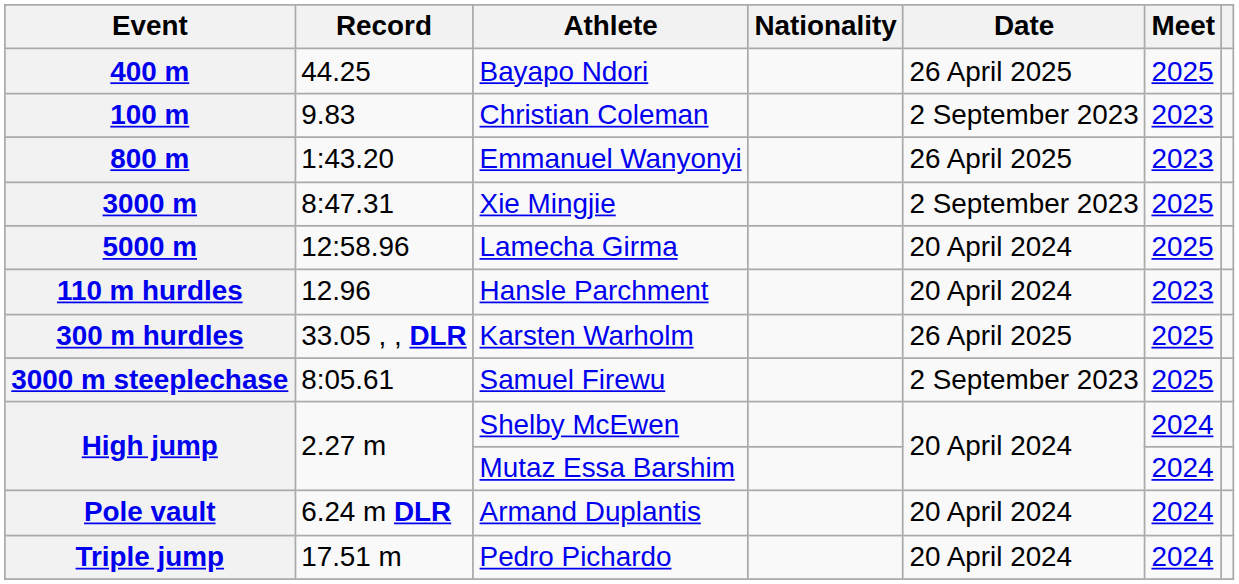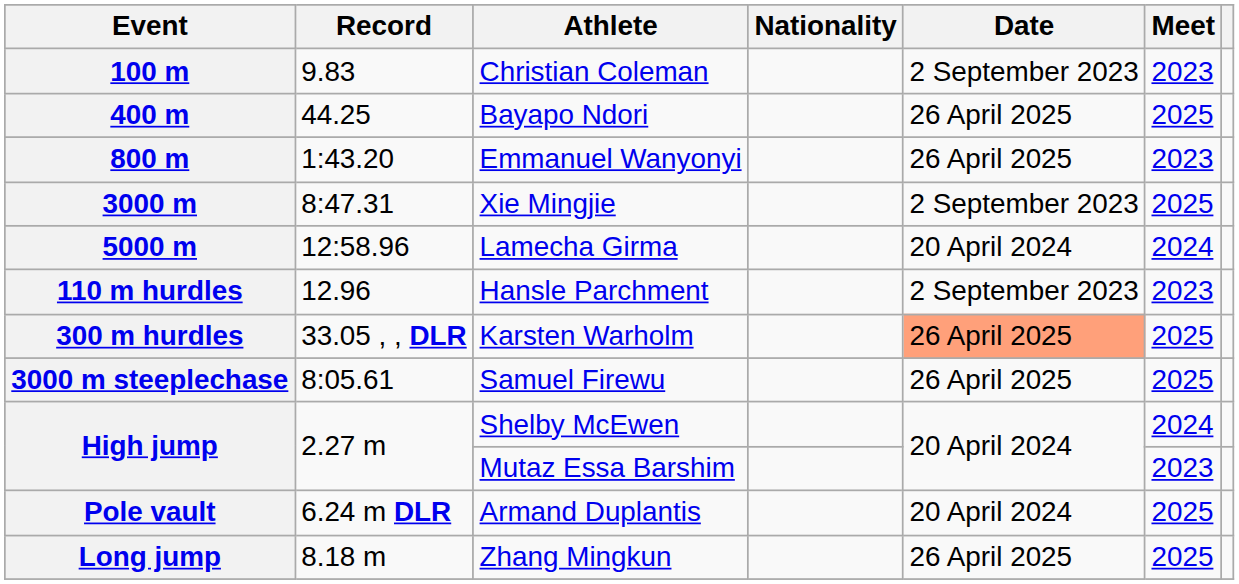rows swapped: (150, 114) <-> (150, 70)
(1182, 247) 2025 -> (1182, 247) 2024
(991, 291) 20 April 2024 -> (1024, 291) 2 September 2023
(991, 335) no background -> (991, 335) lightsalmon background
(1024, 379) 2 September 2023 -> (991, 379) 26 April 2025
(1182, 468) 2024 -> (1182, 468) 2023
(1182, 512) 2024 -> (1182, 512) 2025
+ row: (150, 556)
- row: (150, 556)
